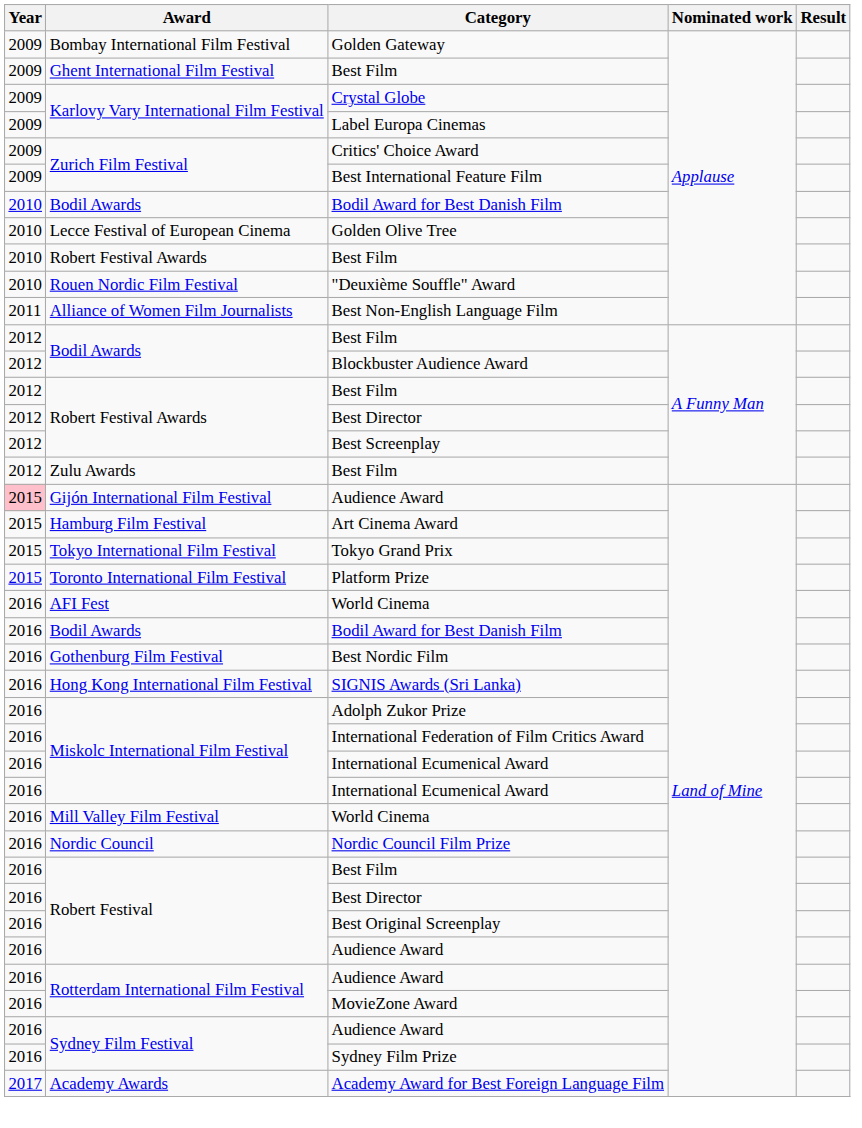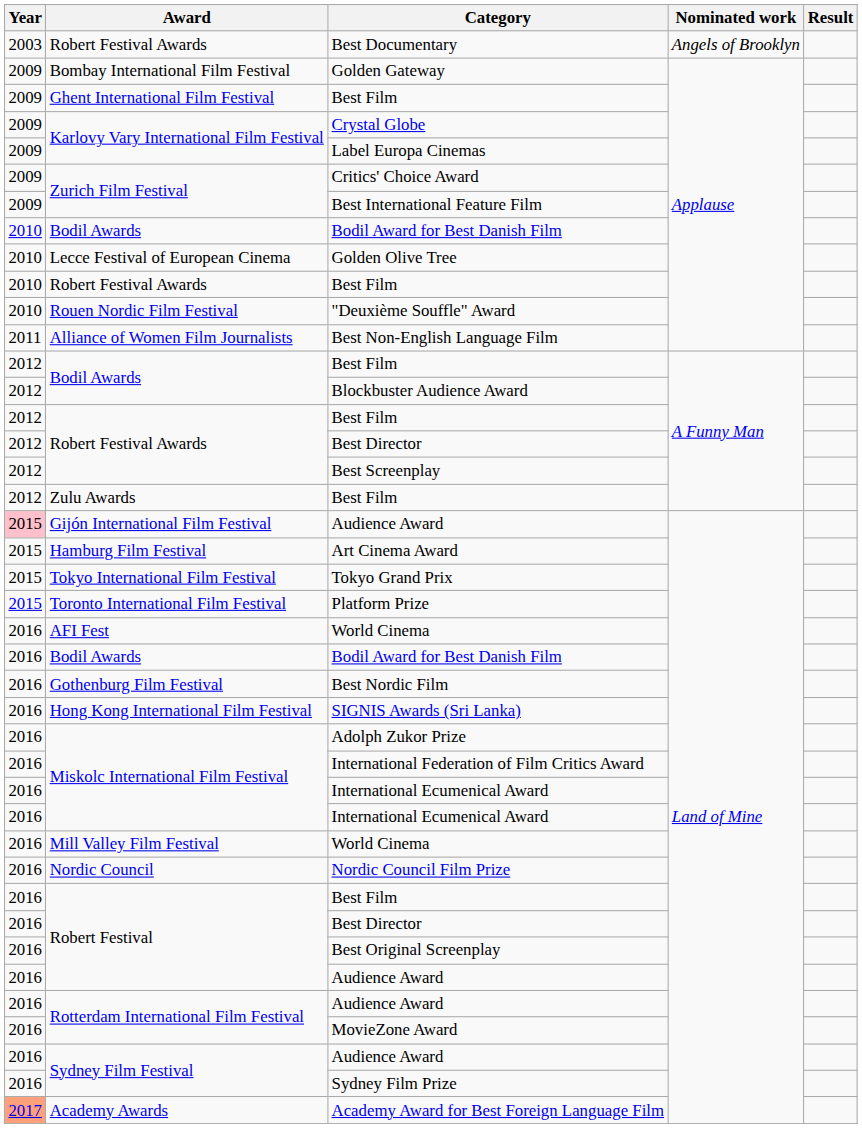+ row: (128, 44)
(25, 1083) no background -> (25, 1110) lightsalmon background
